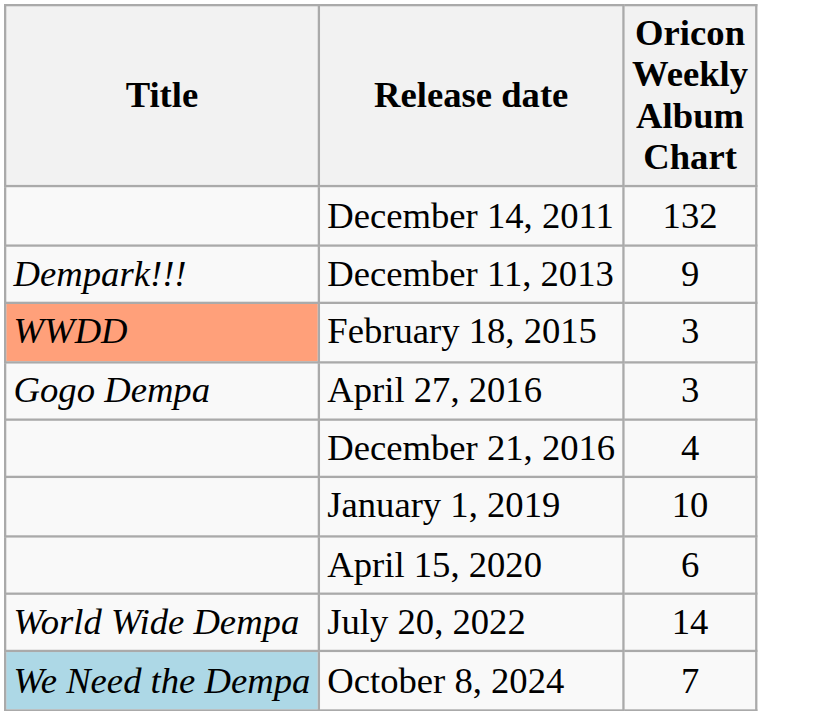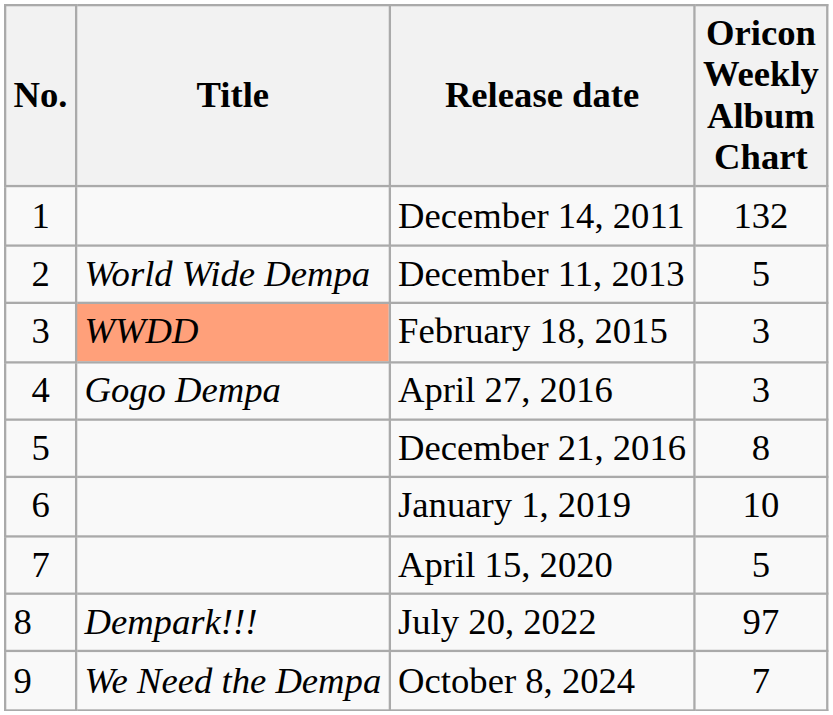+ column: (41, 95)
(100, 273) Dempark!!! -> (227, 273) World Wide Dempa
(690, 273) 9 -> (761, 273) 5
(690, 447) 4 -> (761, 447) 8
(690, 563) 6 -> (761, 563) 5
(156, 622) World Wide Dempa -> (171, 622) Dempark!!!
(690, 622) 14 -> (761, 622) 97
(162, 680) lightblue background -> (233, 680) no background
